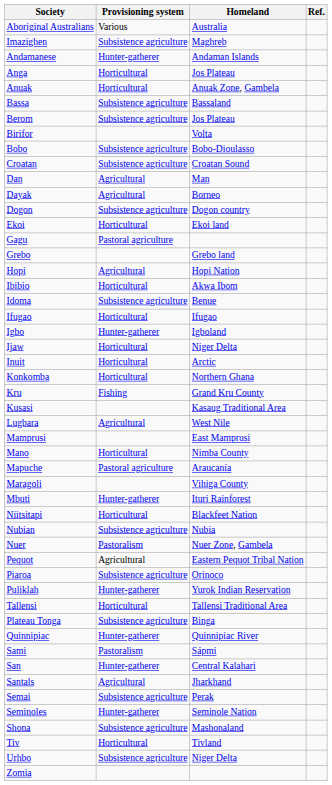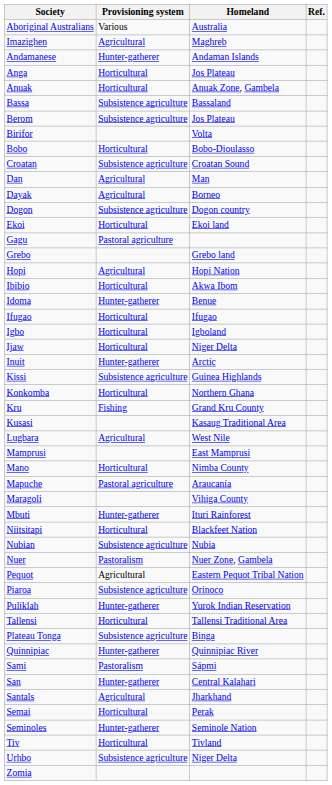(143, 42) Subsistence agriculture -> (122, 42) Agricultural
(143, 149) Subsistence agriculture -> (123, 149) Horticultural
(143, 301) Subsistence agriculture -> (129, 301) Hunter-gatherer
(129, 331) Hunter-gatherer -> (123, 331) Horticultural
(123, 362) Horticultural -> (129, 362) Hunter-gatherer
+ row: (16, 377)
(143, 697) Subsistence agriculture -> (123, 712) Horticultural
- row: (19, 727)
